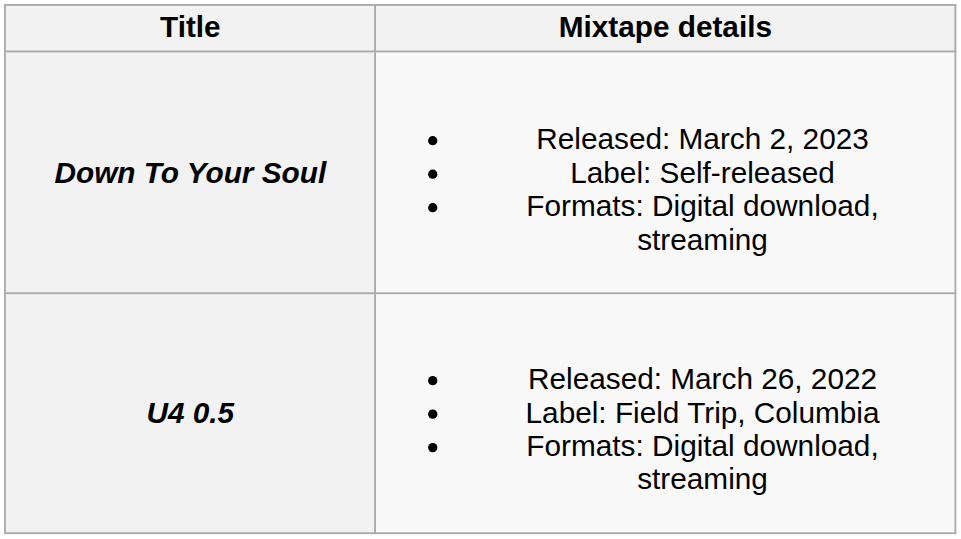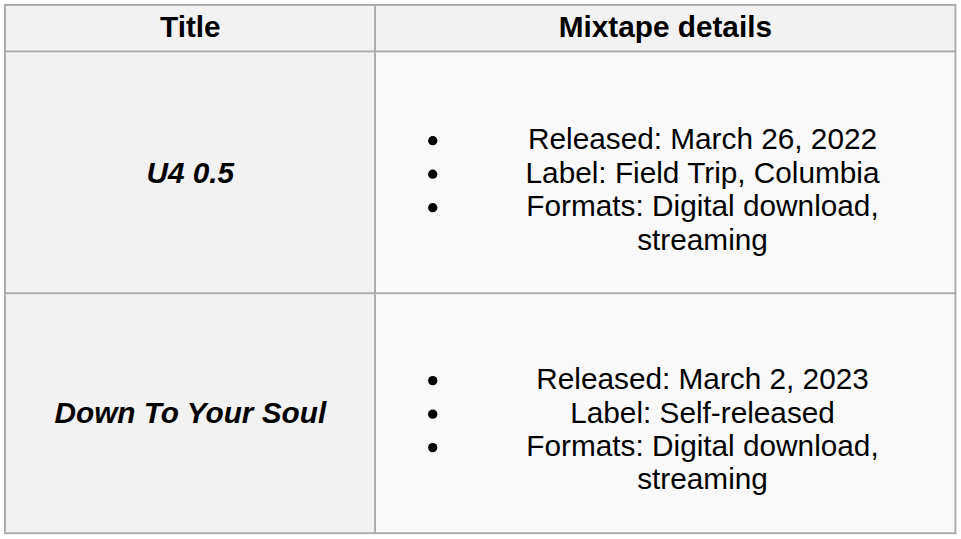rows swapped: (190, 412) <-> (190, 172)
